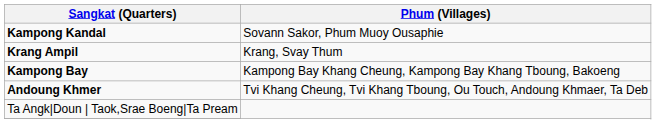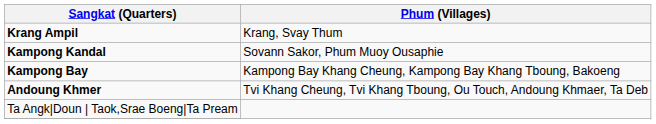rows swapped: (56, 33) <-> (43, 52)
